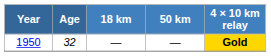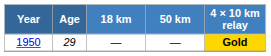(70, 43) 32 -> (70, 43) 29
